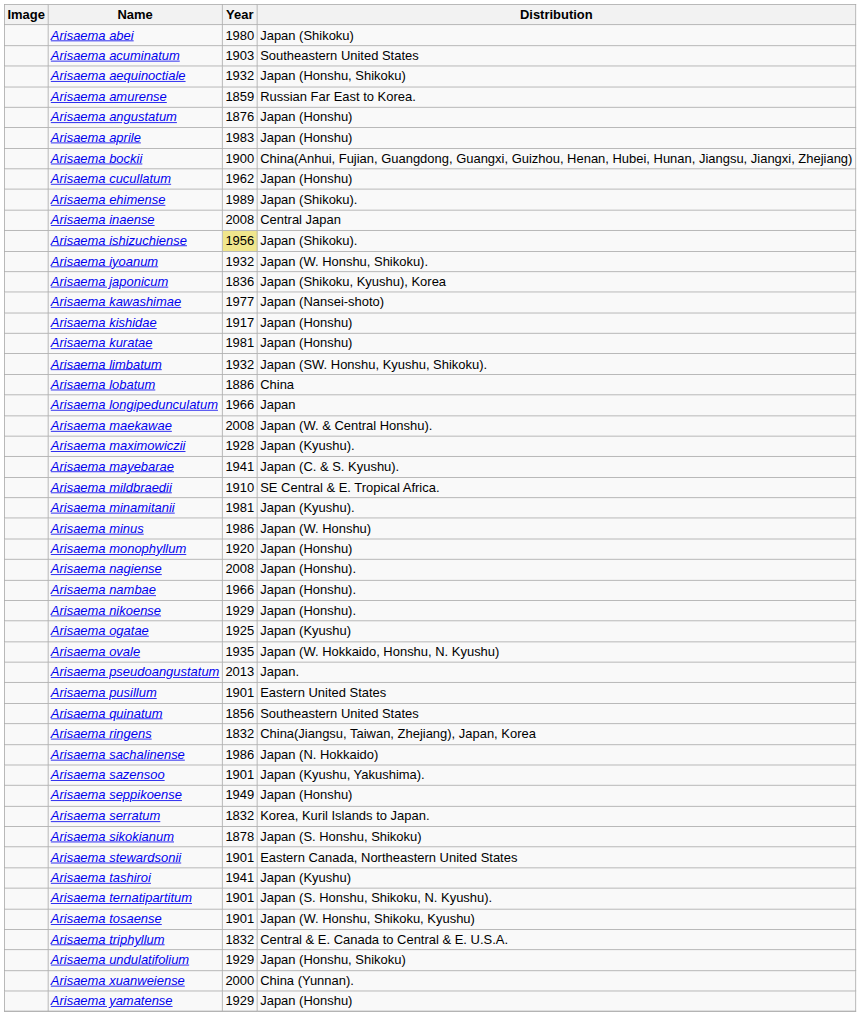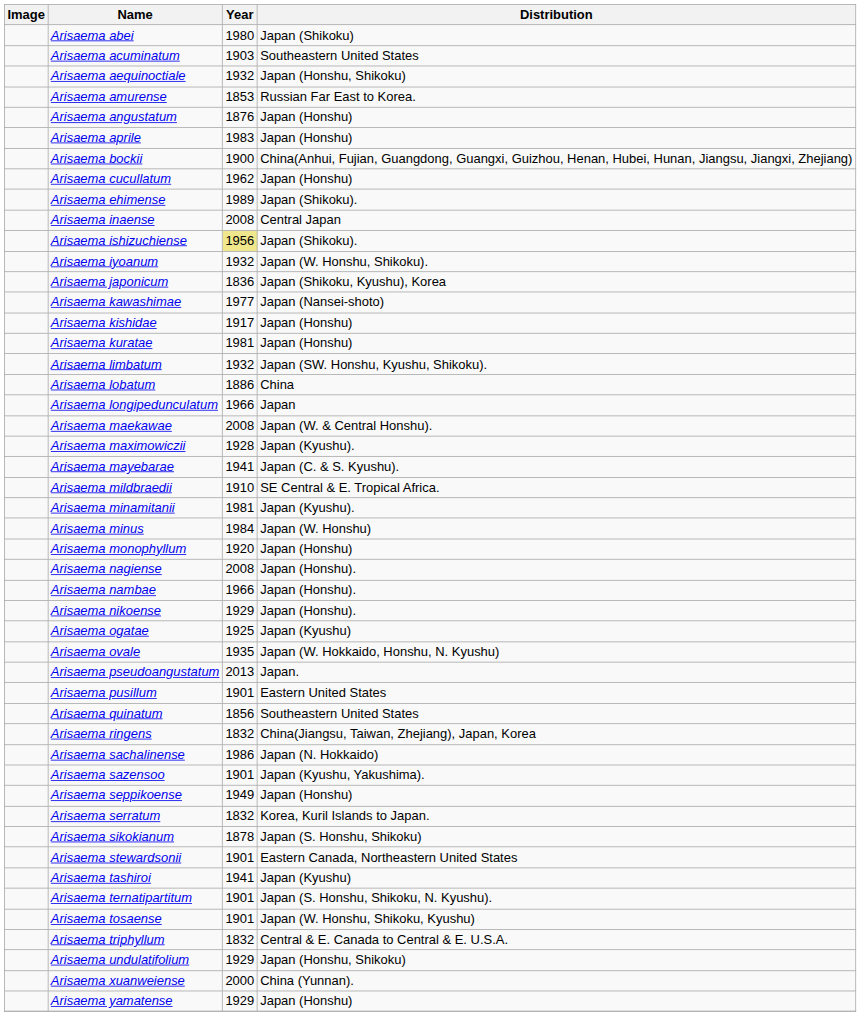(240, 96) 1859 -> (240, 96) 1853
(240, 528) 1986 -> (240, 528) 1984
